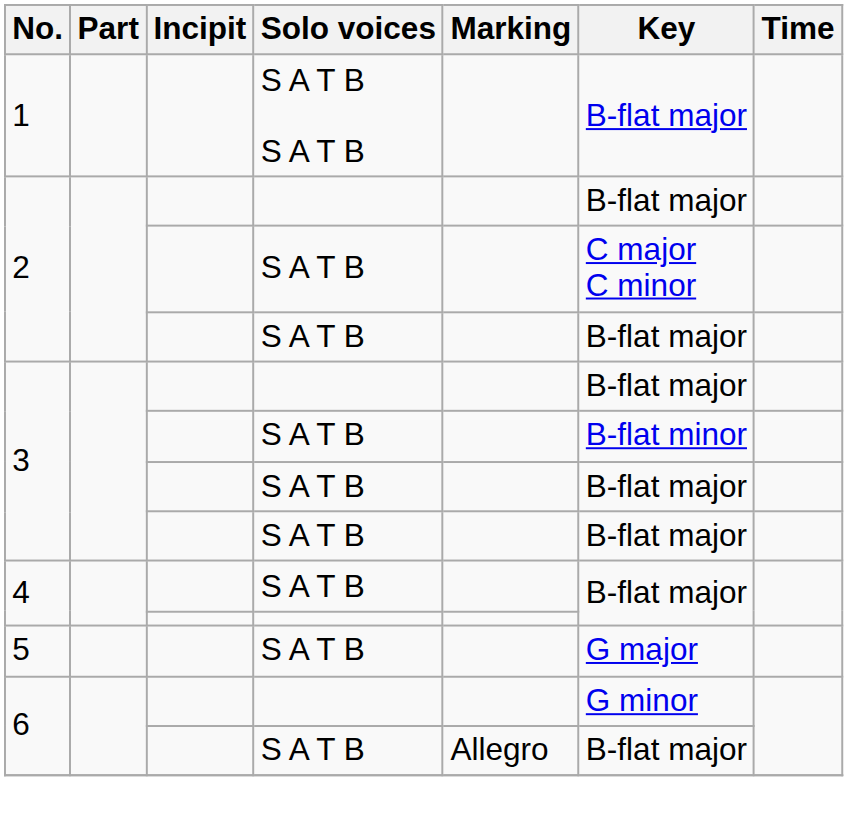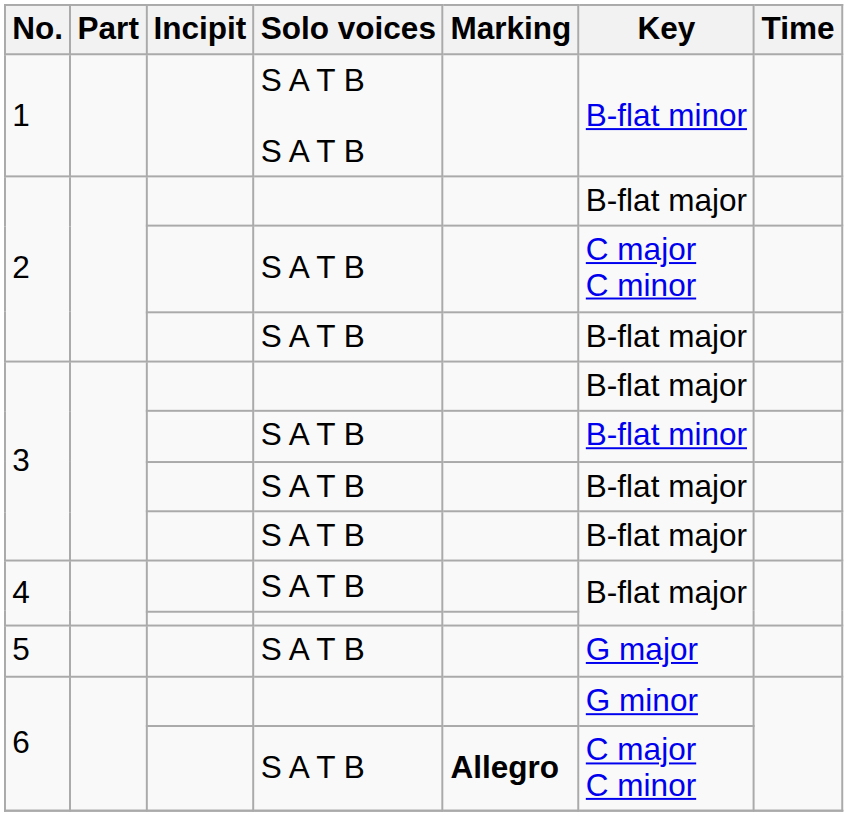(666, 114) B-flat major -> (666, 114) B-flat minor
(500, 750) normal -> (505, 767) bold
(666, 750) B-flat major -> (641, 767) C major C minor
